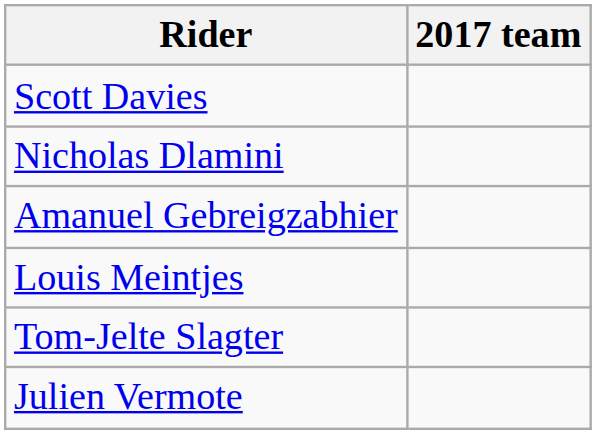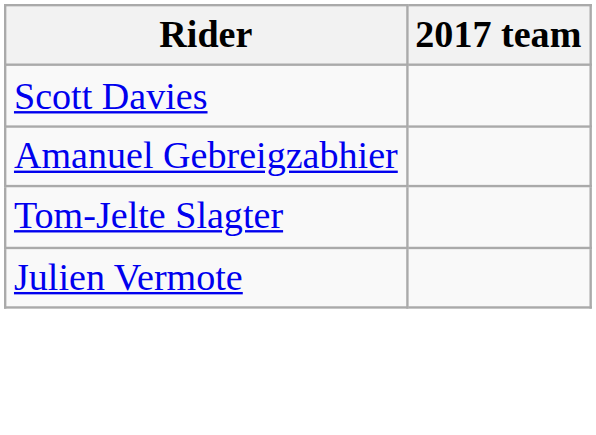- row: (149, 155)
- row: (129, 276)
